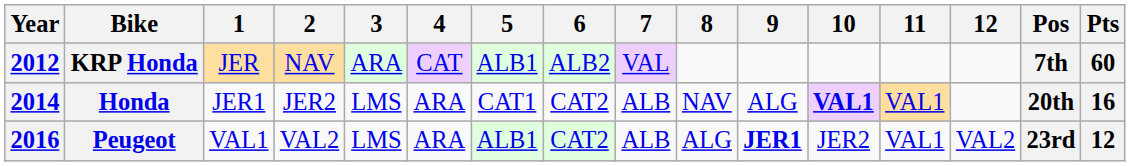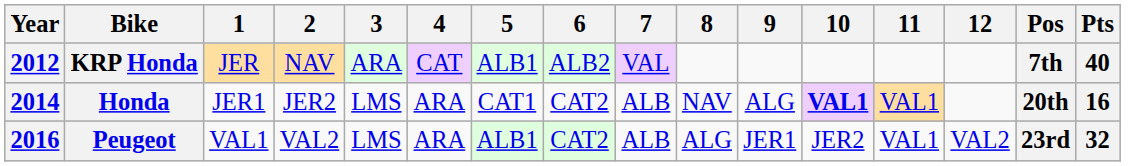(1103, 62) 60 -> (1098, 62) 40
(773, 140) bold -> (770, 140) normal
(1103, 140) 12 -> (1098, 140) 32
